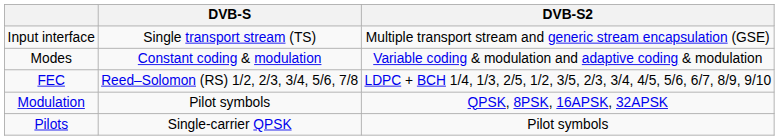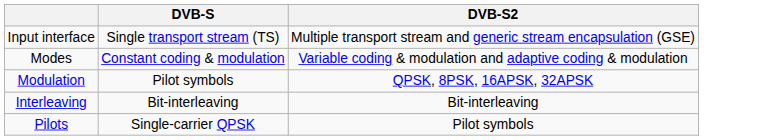- row: (51, 80)
+ row: (51, 102)
